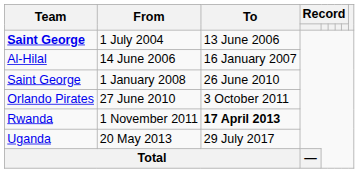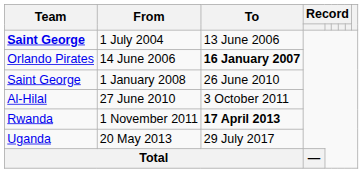(27, 59) Al-Hilal -> (51, 59) Orlando Pirates
(250, 59) normal -> (252, 59) bold
(51, 99) Orlando Pirates -> (27, 99) Al-Hilal
